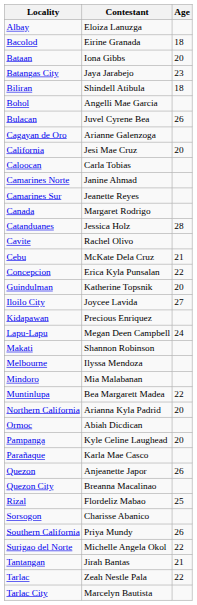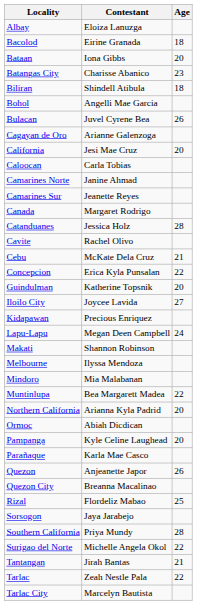(109, 73) Jaya Jarabejo -> (117, 73) Charisse Abanico
(117, 516) Charisse Abanico -> (109, 516) Jaya Jarabejo
(179, 532) 26 -> (179, 532) 28
